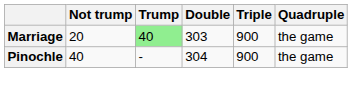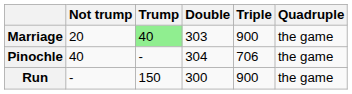(247, 57) 900 -> (247, 57) 706
+ row: (35, 78)
